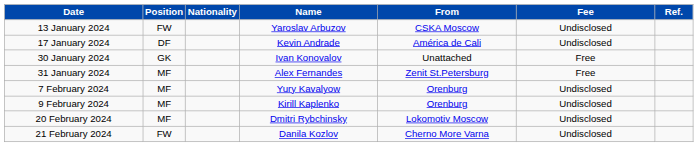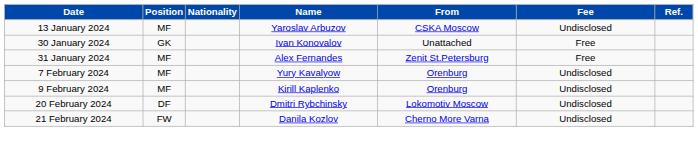(164, 28) FW -> (164, 28) MF
- row: (74, 43)
(164, 119) MF -> (164, 104) DF
